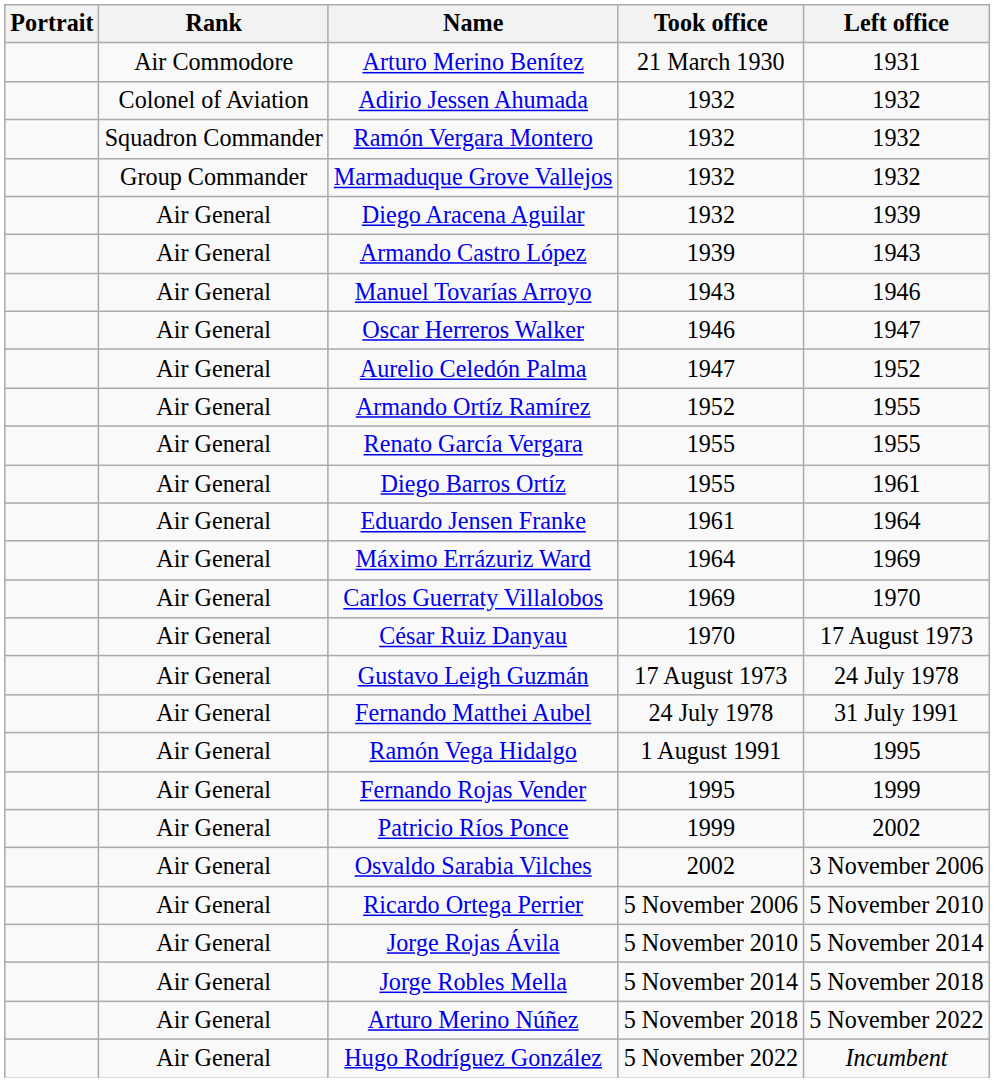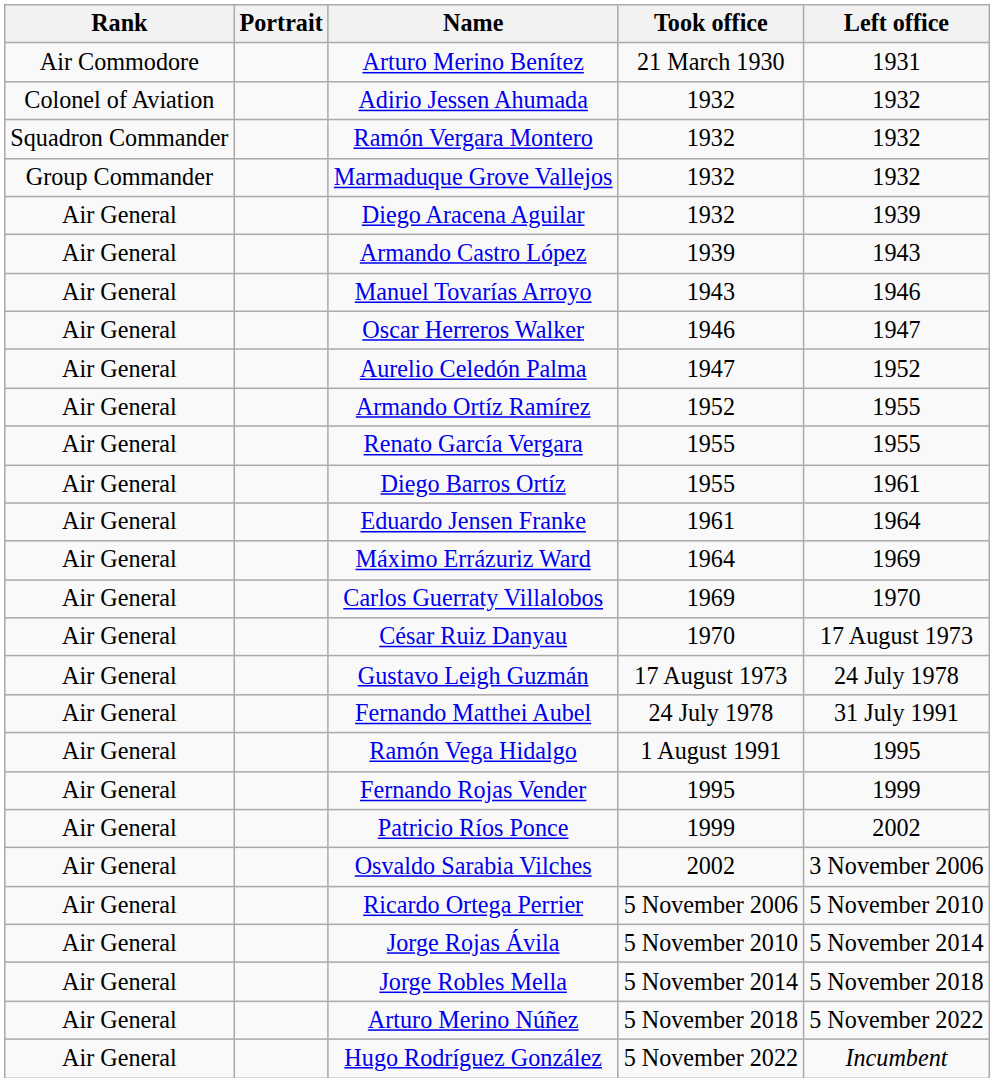columns swapped: (52, 23) <-> (214, 23)
